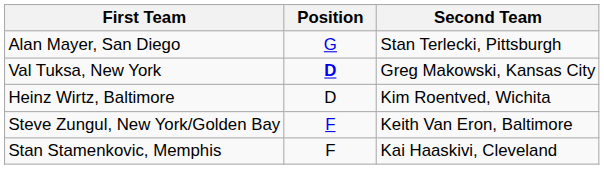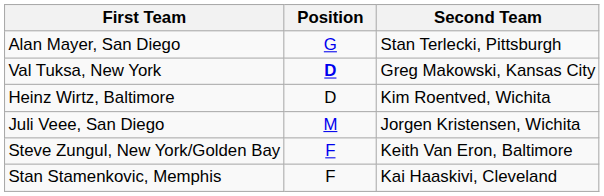+ row: (86, 124)
